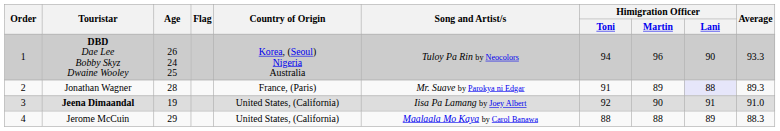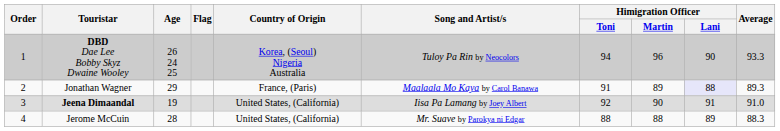(172, 88) 28 -> (172, 88) 29
(470, 87) Mr. Suave by Parokya ni Edgar -> (470, 87) Maalaala Mo Kaya by Carol Banawa
(172, 119) 29 -> (172, 119) 28
(470, 118) Maalaala Mo Kaya by Carol Banawa -> (470, 118) Mr. Suave by Parokya ni Edgar
